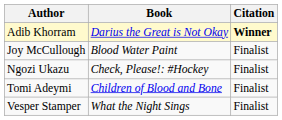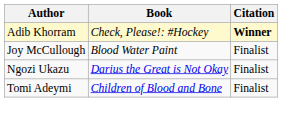(159, 32) Darius the Great is Not Okay -> (149, 32) Check, Please!: #Hockey
(149, 69) Check, Please!: #Hockey -> (159, 69) Darius the Great is Not Okay
- row: (44, 106)
